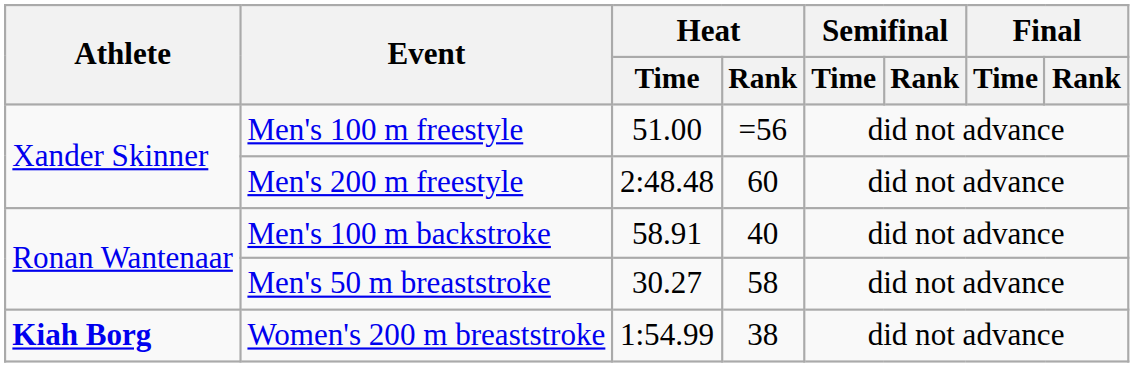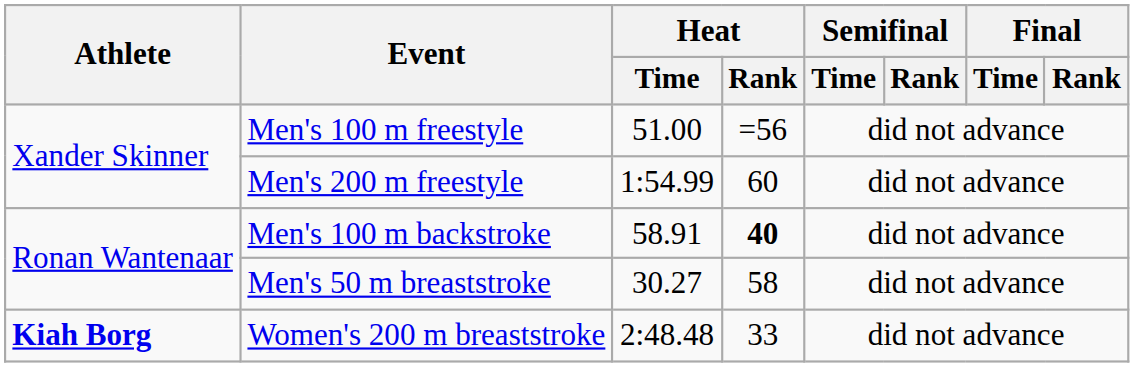(667, 181) 2:48.48 -> (667, 181) 1:54.99
(763, 232) normal -> (763, 232) bold
(667, 335) 1:54.99 -> (667, 335) 2:48.48
(763, 335) 38 -> (763, 335) 33
